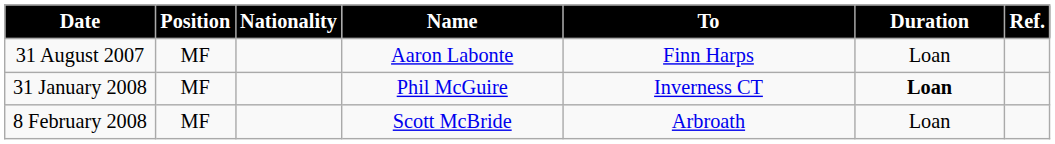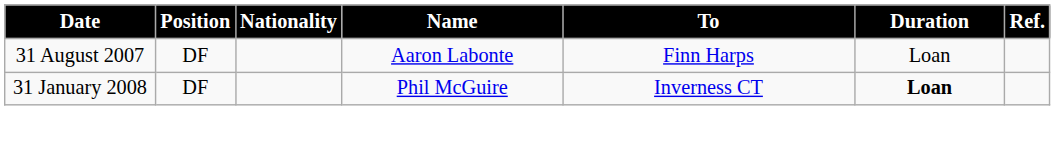(195, 55) MF -> (195, 55) DF
(195, 88) MF -> (195, 88) DF
- row: (80, 122)
